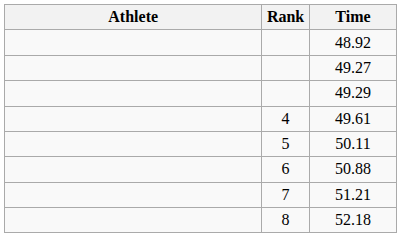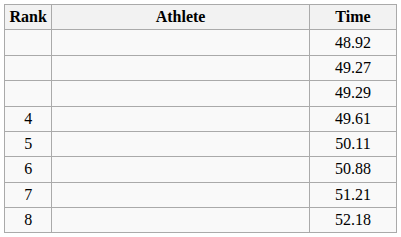columns swapped: (286, 17) <-> (133, 17)
